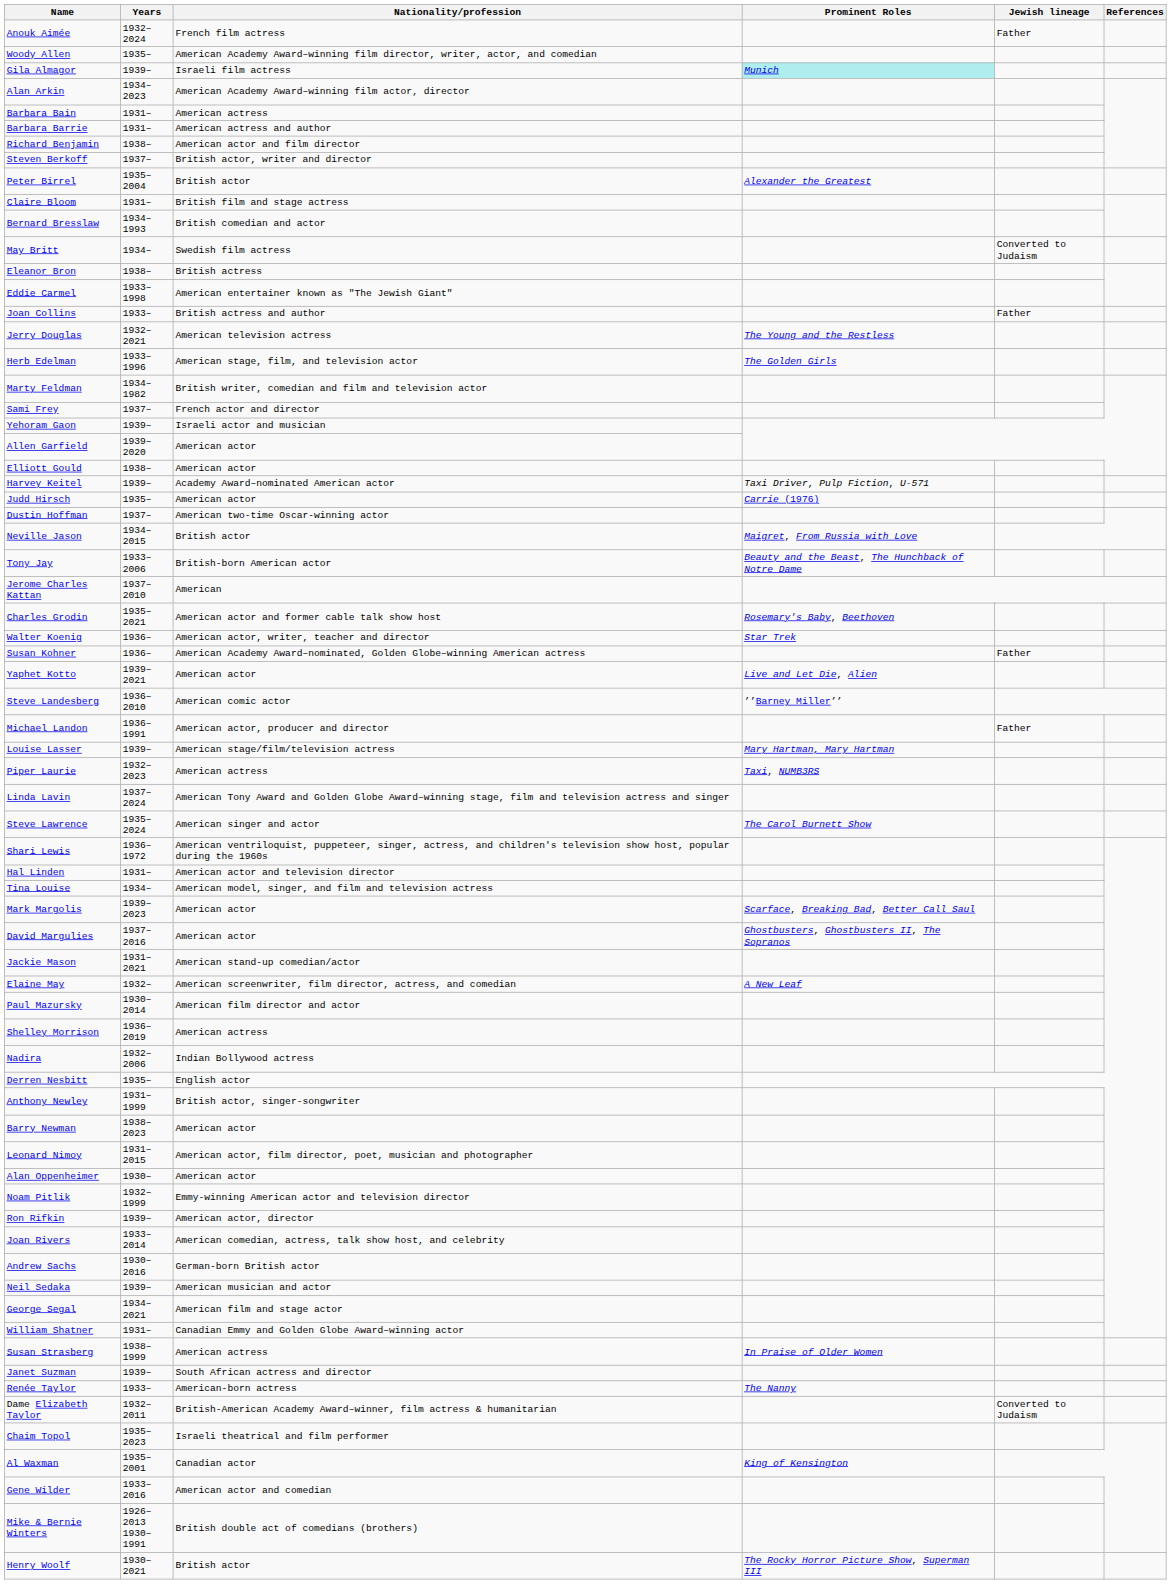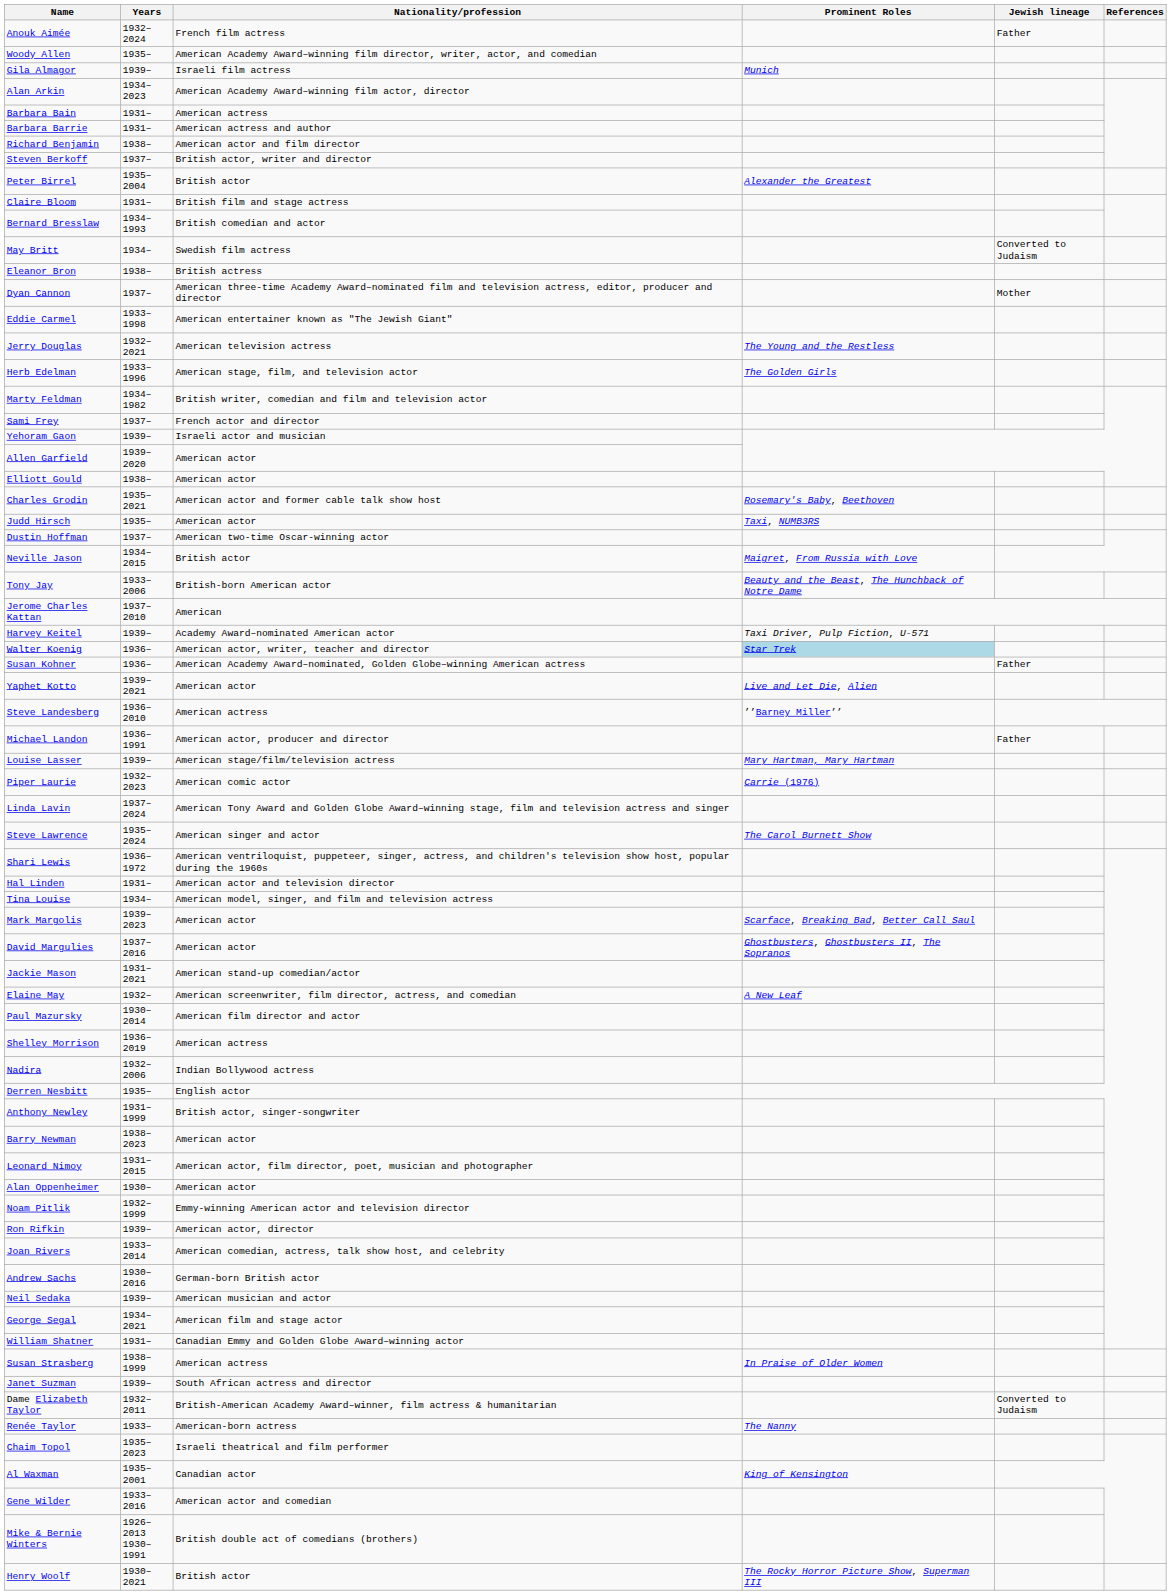(761, 70) paleturquoise background -> (761, 70) no background
+ row: (38, 293)
- row: (41, 314)
rows swapped: (47, 617) <-> (44, 484)
(782, 499) Carrie (1976) -> (782, 522) Taxi, NUMB3RS
(770, 638) no background -> (770, 649) lightblue background
(233, 702) American comic actor -> (222, 713) American actress
(222, 771) American actress -> (233, 782) American comic actor
(782, 771) Taxi, NUMB3RS -> (782, 782) Carrie (1976)
rows swapped: (47, 1410) <-> (41, 1388)
